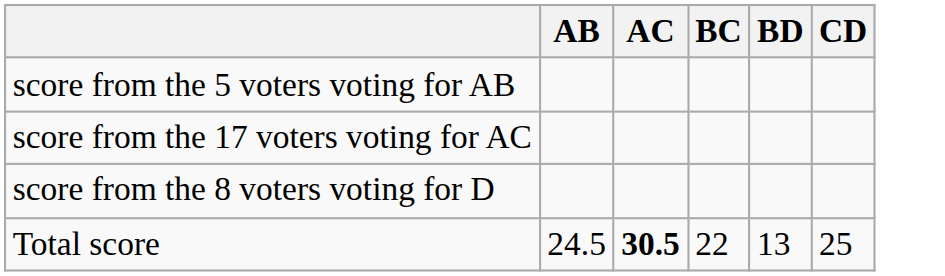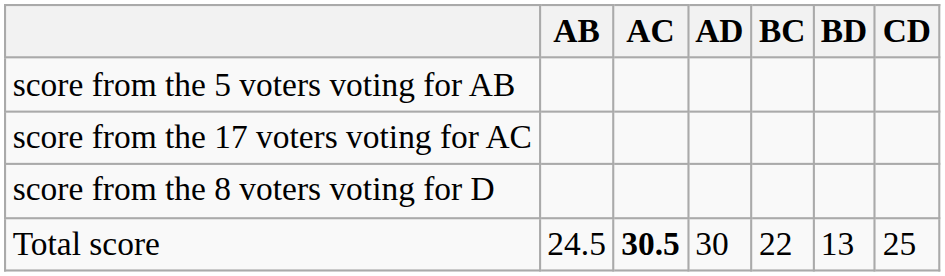+ column: (719, 31)
